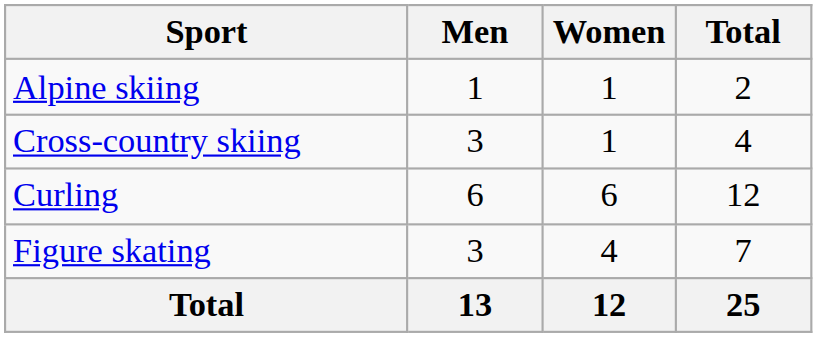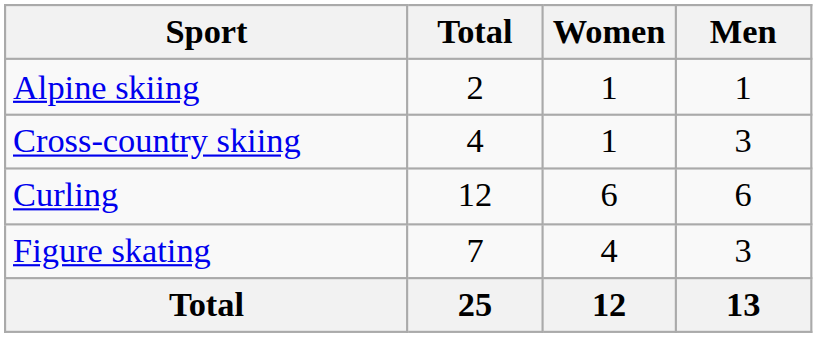columns swapped: (475, 31) <-> (743, 31)
